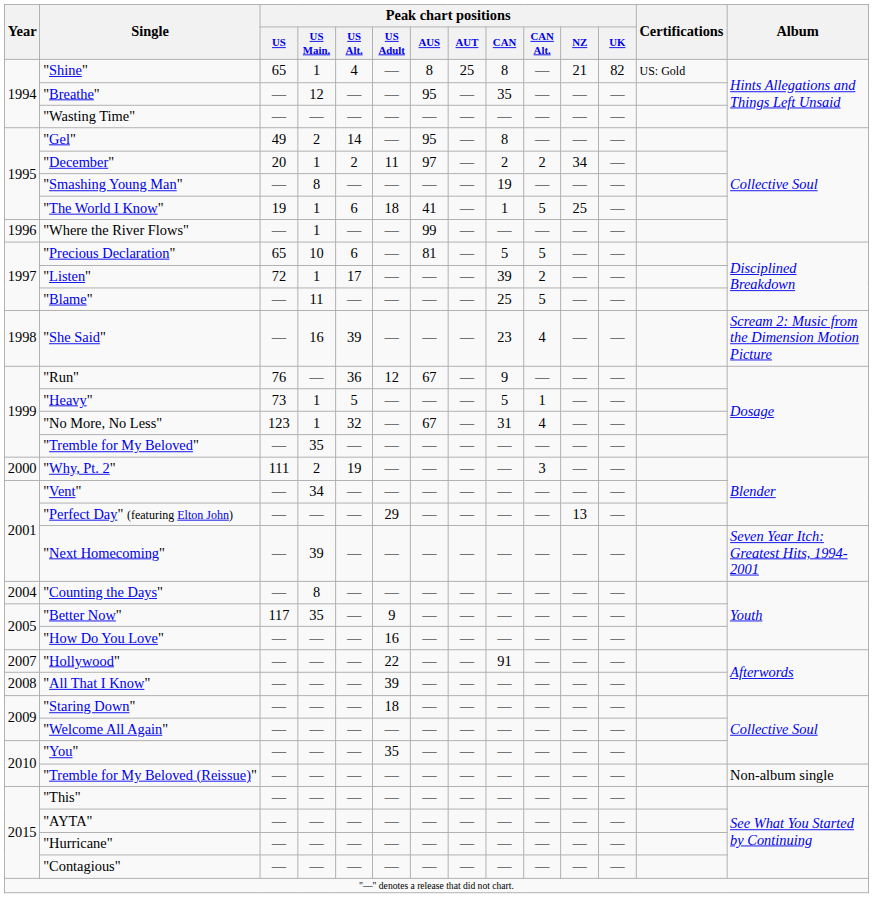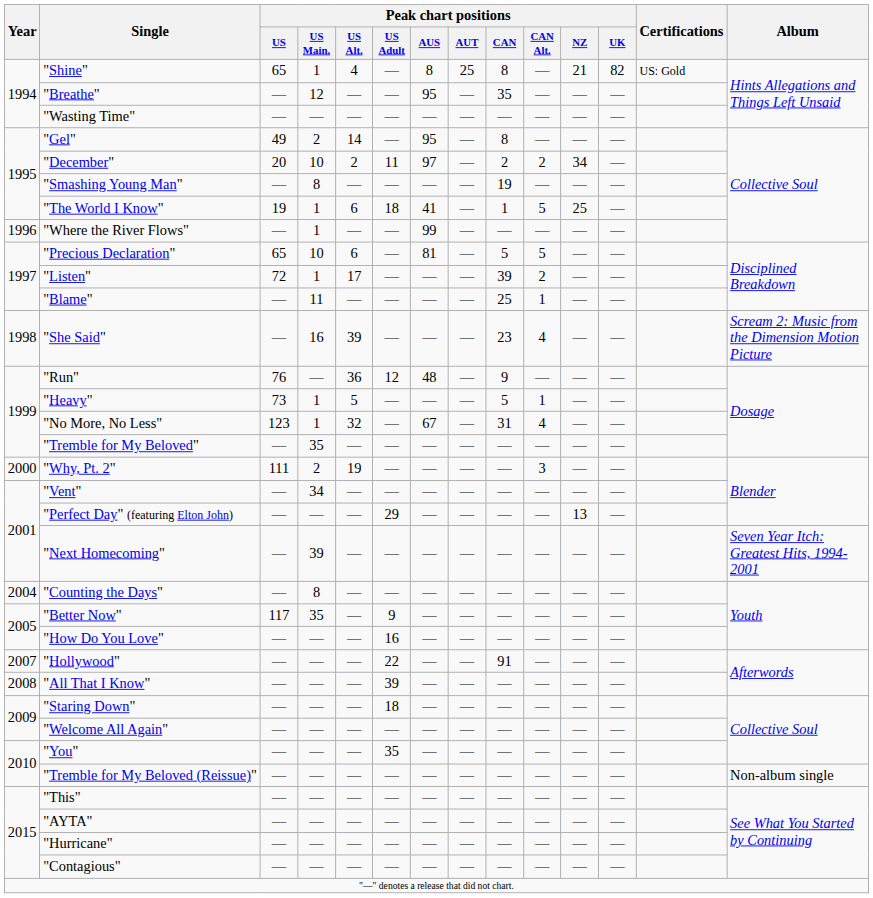(317, 162) 1 -> (317, 162) 10
(542, 299) 5 -> (542, 299) 1
(429, 377) 67 -> (429, 377) 48
